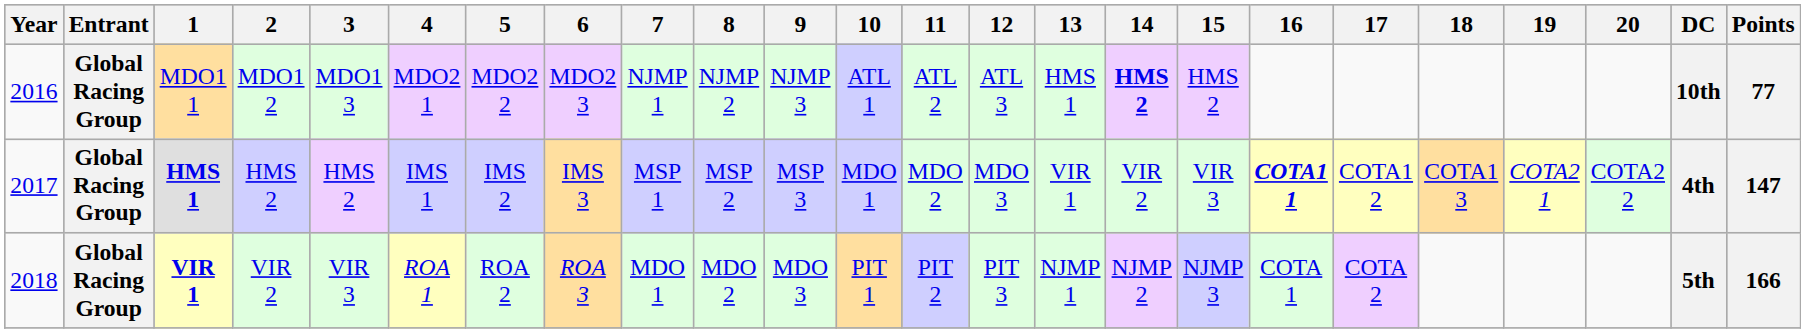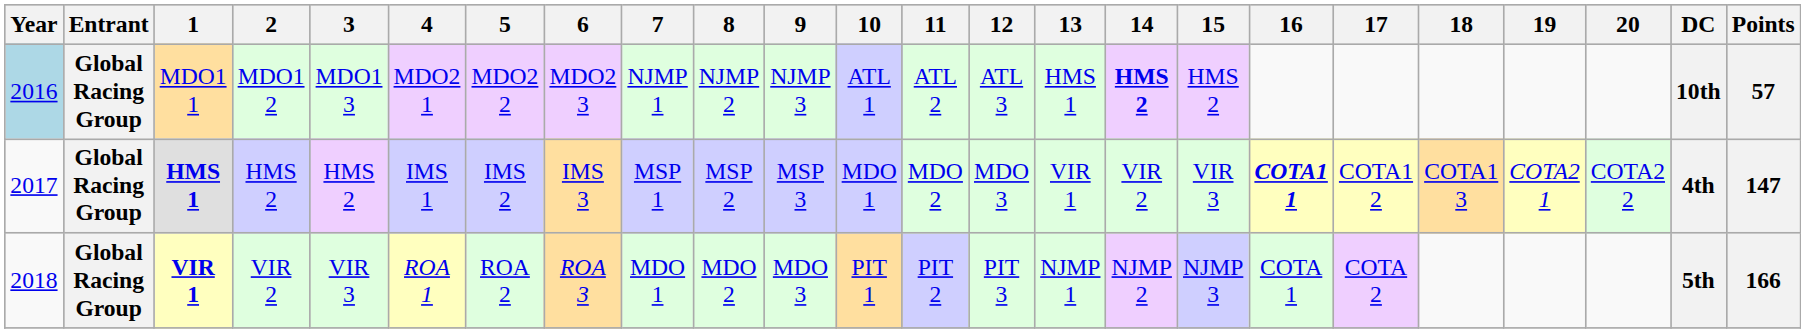(34, 91) no background -> (34, 91) lightblue background
(1763, 91) 77 -> (1763, 91) 57
